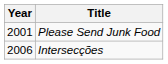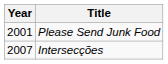(20, 50) 2006 -> (20, 50) 2007
